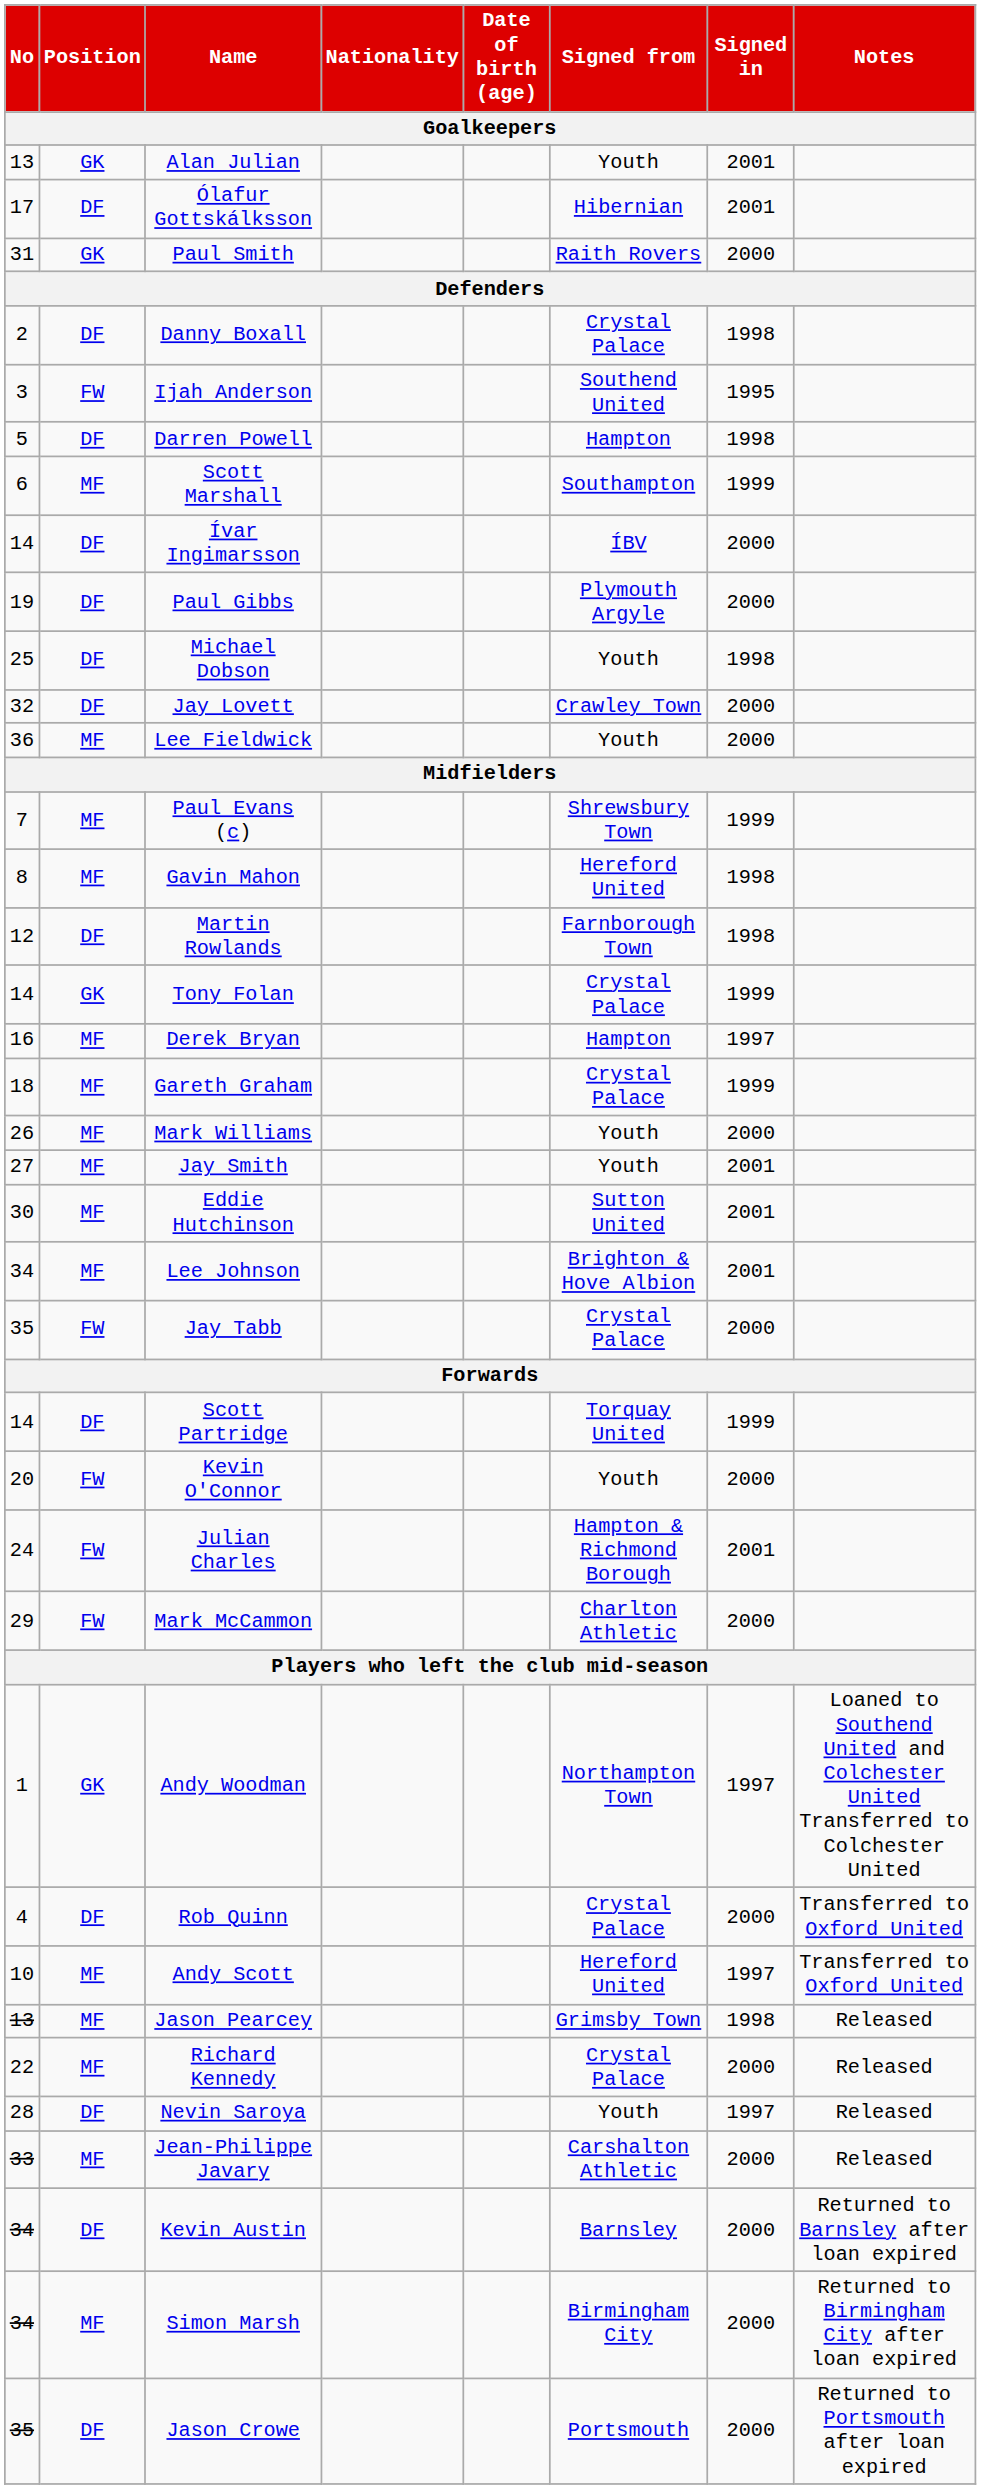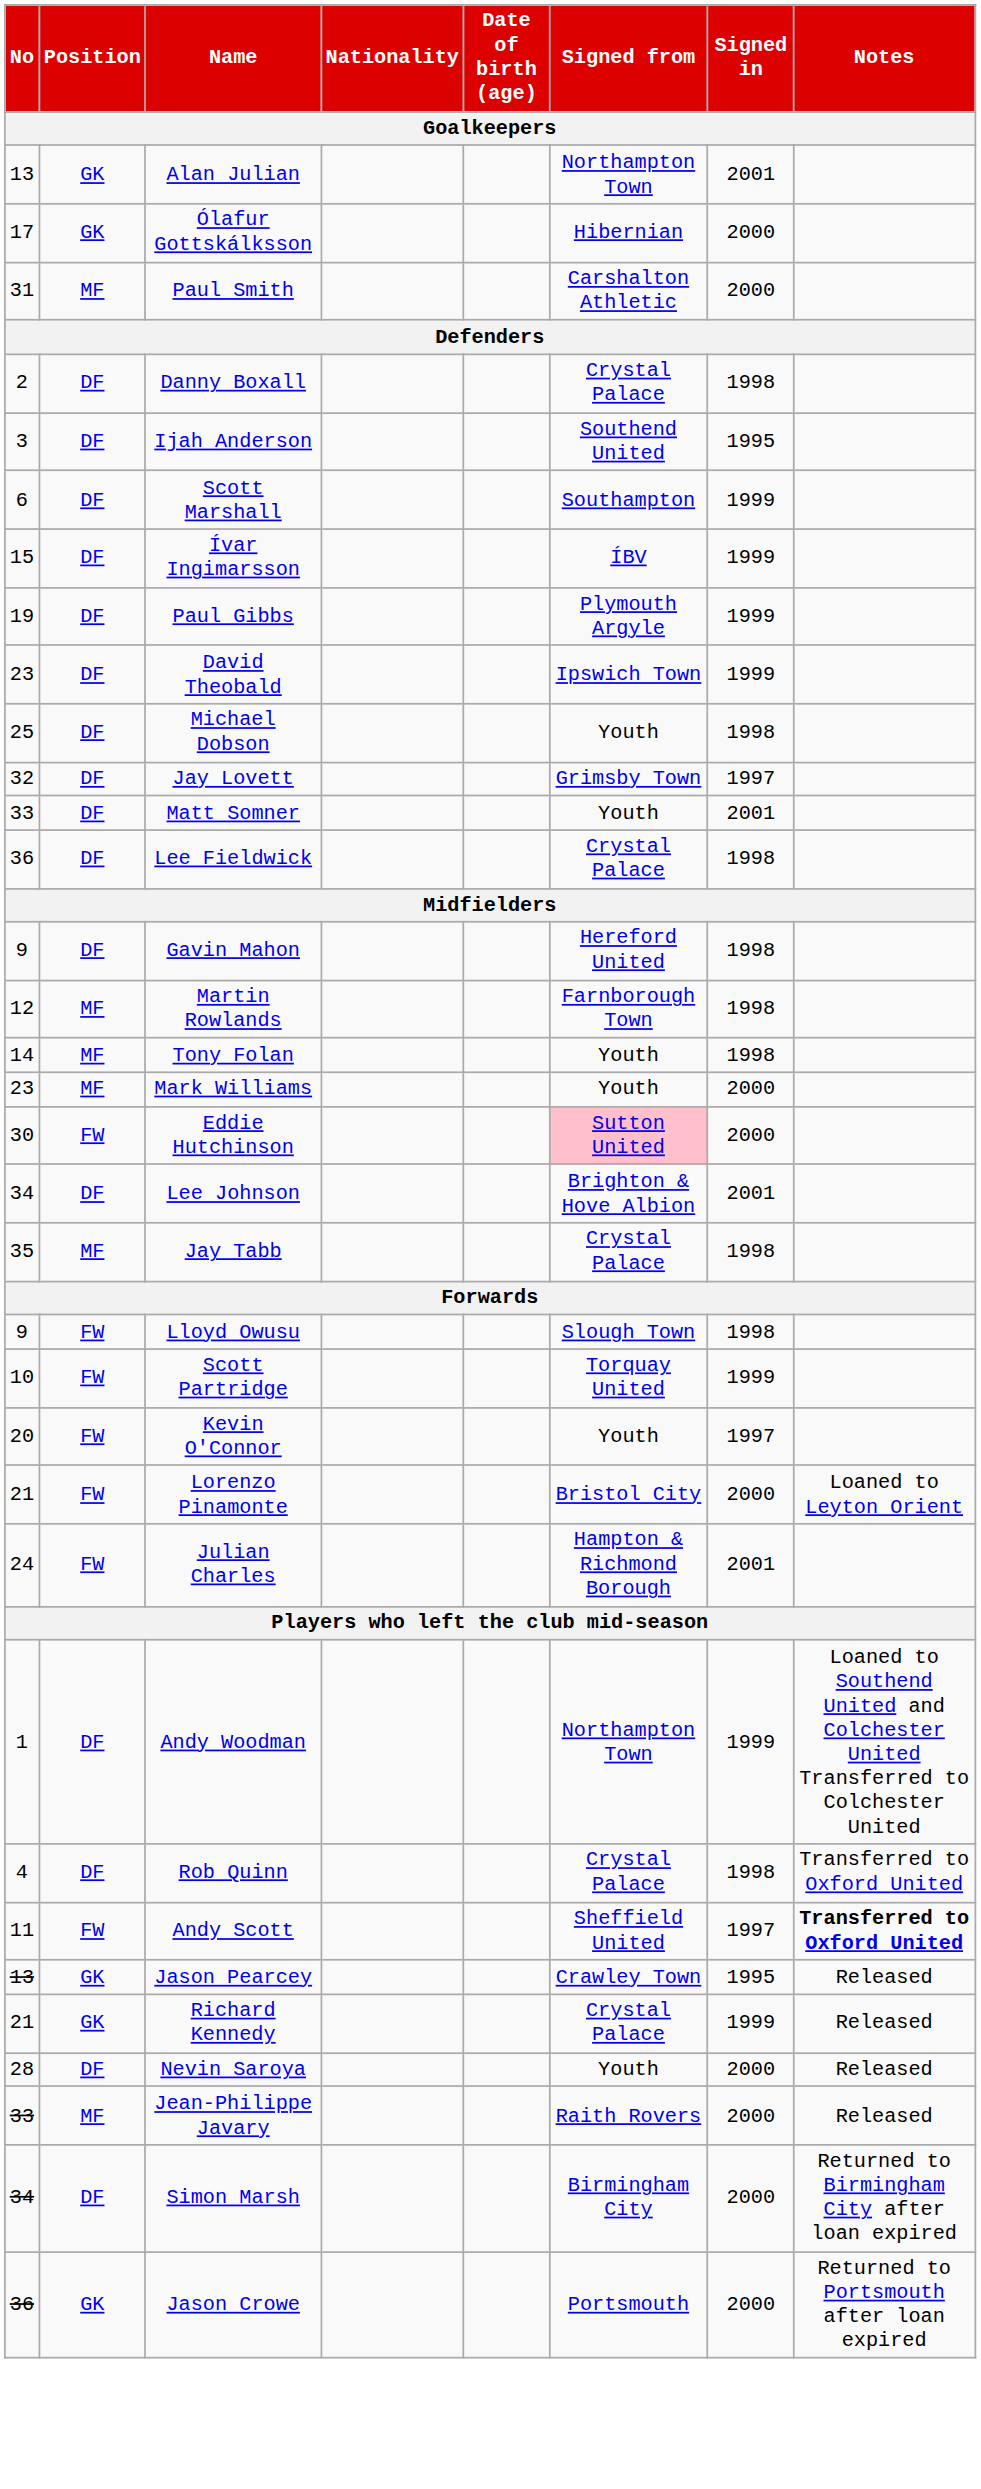(628, 162) Youth -> (628, 174) Northampton Town
(92, 208) DF -> (92, 233) GK
(751, 208) 2001 -> (751, 233) 2000
(92, 254) GK -> (92, 291) MF
(628, 254) Raith Rovers -> (628, 291) Carshalton Athletic
(92, 393) FW -> (92, 441) DF
- row: (233, 439)
(92, 485) MF -> (92, 499) DF
(22, 543) 14 -> (22, 558) 15
(751, 543) 2000 -> (751, 558) 1999
(751, 601) 2000 -> (751, 616) 1999
+ row: (233, 674)
(628, 706) Crawley Town -> (628, 778) Grimsby Town
(751, 706) 2000 -> (751, 778) 1997
+ row: (233, 812)
(92, 740) MF -> (92, 859) DF
(628, 740) Youth -> (628, 859) Crystal Palace
(751, 740) 2000 -> (751, 859) 1998
- row: (233, 820)
(22, 878) 8 -> (22, 951) 9
(92, 878) MF -> (92, 951) DF
(92, 936) DF -> (92, 1009) MF
(92, 995) GK -> (92, 1055) MF
(628, 995) Crystal Palace -> (628, 1055) Youth
(751, 995) 1999 -> (751, 1055) 1998
- row: (233, 1041)
- row: (233, 1087)
(22, 1133) 26 -> (22, 1089) 23
- row: (233, 1167)
(92, 1213) MF -> (92, 1135) FW
(628, 1213) no background -> (628, 1135) pink background
(751, 1213) 2001 -> (751, 1135) 2000
(92, 1271) MF -> (92, 1194) DF
(92, 1330) FW -> (92, 1252) MF
(751, 1330) 2000 -> (751, 1252) 1998
+ row: (233, 1332)
(22, 1422) 14 -> (22, 1378) 10
(92, 1422) DF -> (92, 1378) FW
(751, 1480) 2000 -> (751, 1436) 1997
+ row: (233, 1494)
- row: (233, 1621)
(92, 1786) GK -> (92, 1742) DF
(751, 1786) 1997 -> (751, 1742) 1999
(751, 1916) 2000 -> (751, 1873) 1998
(22, 1975) 10 -> (22, 1931) 11
(92, 1975) MF -> (92, 1931) FW
(628, 1975) Hereford United -> (628, 1931) Sheffield United
(884, 1975) normal -> (884, 1931) bold
(92, 2021) MF -> (92, 1977) GK
(628, 2021) Grimsby Town -> (628, 1977) Crawley Town
(751, 2021) 1998 -> (751, 1977) 1995
(22, 2067) 22 -> (22, 2023) 21
(92, 2067) MF -> (92, 2023) GK
(751, 2067) 2000 -> (751, 2023) 1999
(751, 2113) 1997 -> (751, 2069) 2000
(628, 2159) Carshalton Athletic -> (628, 2115) Raith Rovers
- row: (233, 2229)
(92, 2324) MF -> (92, 2198) DF
(22, 2431) 35 -> (22, 2304) 36
(92, 2431) DF -> (92, 2304) GK
